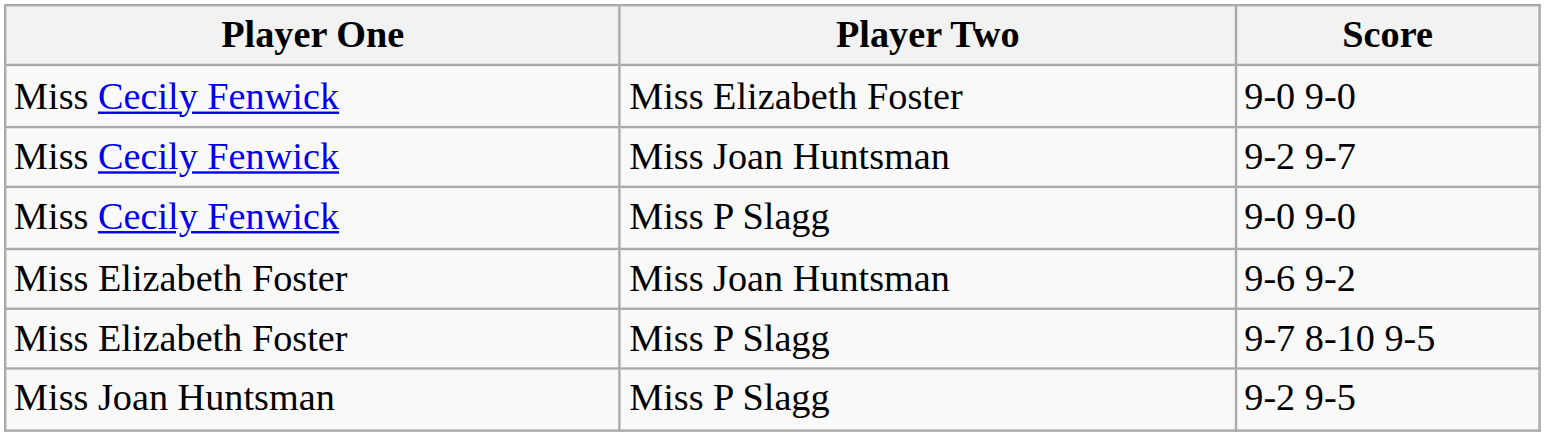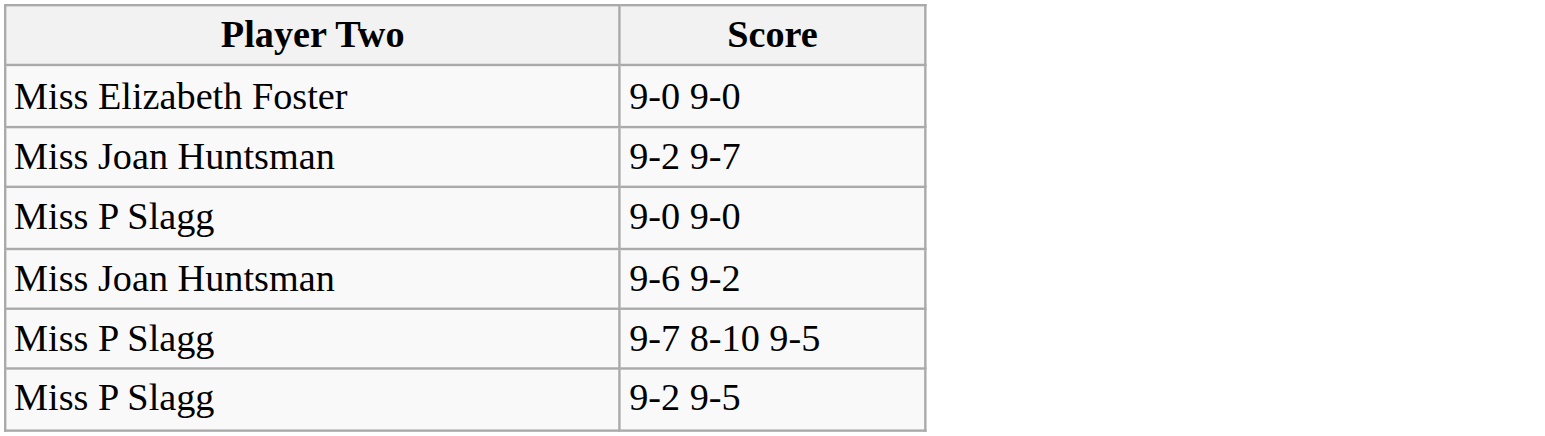- column: (313, 34)
